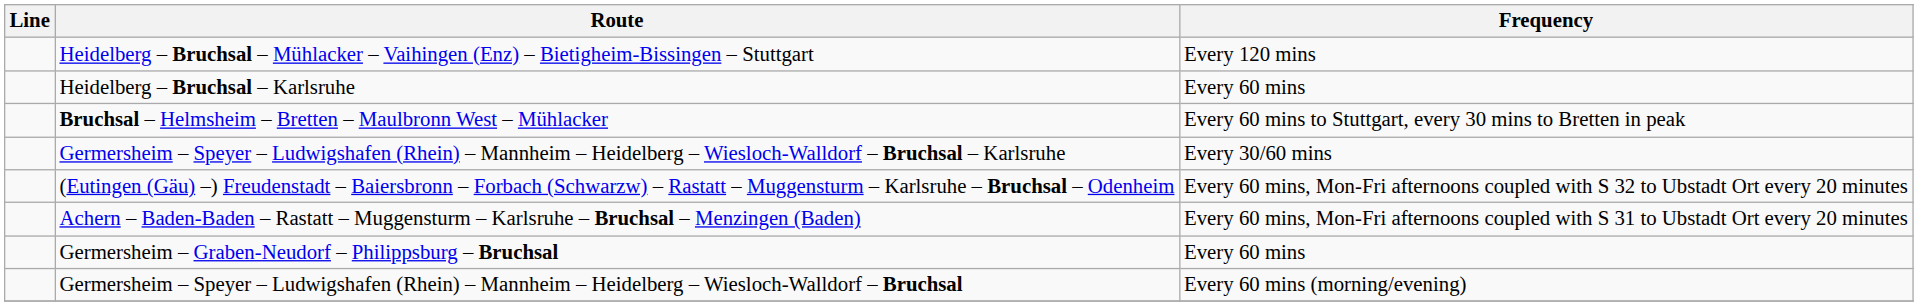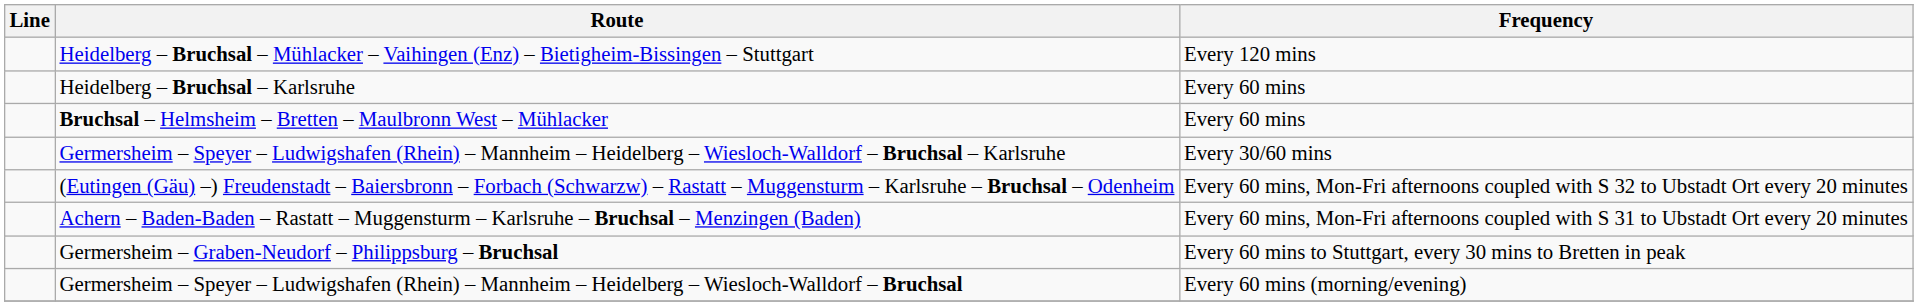(1435, 119) Every 60 mins to Stuttgart, every 30 mins to Bretten in peak -> (1245, 119) Every 60 mins
(1245, 251) Every 60 mins -> (1435, 251) Every 60 mins to Stuttgart, every 30 mins to Bretten in peak
